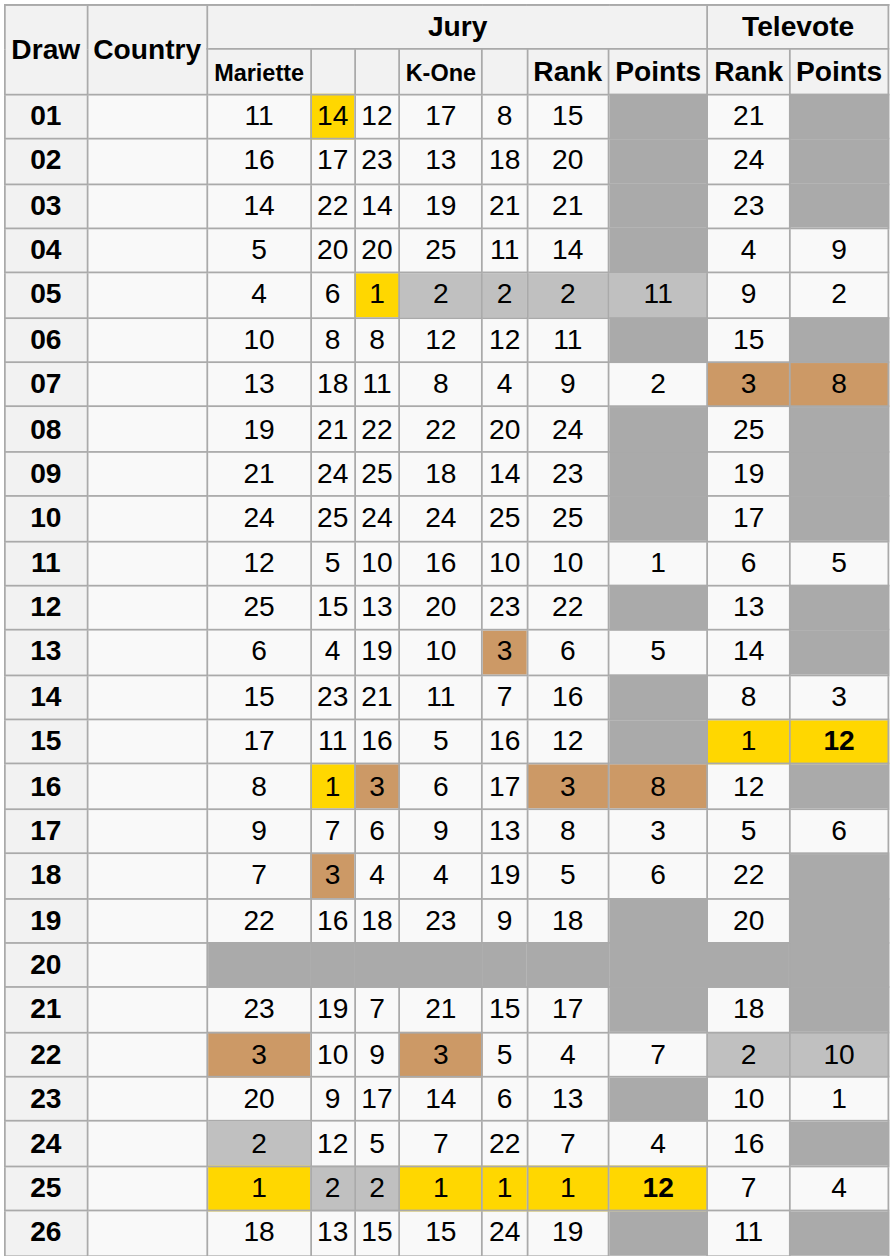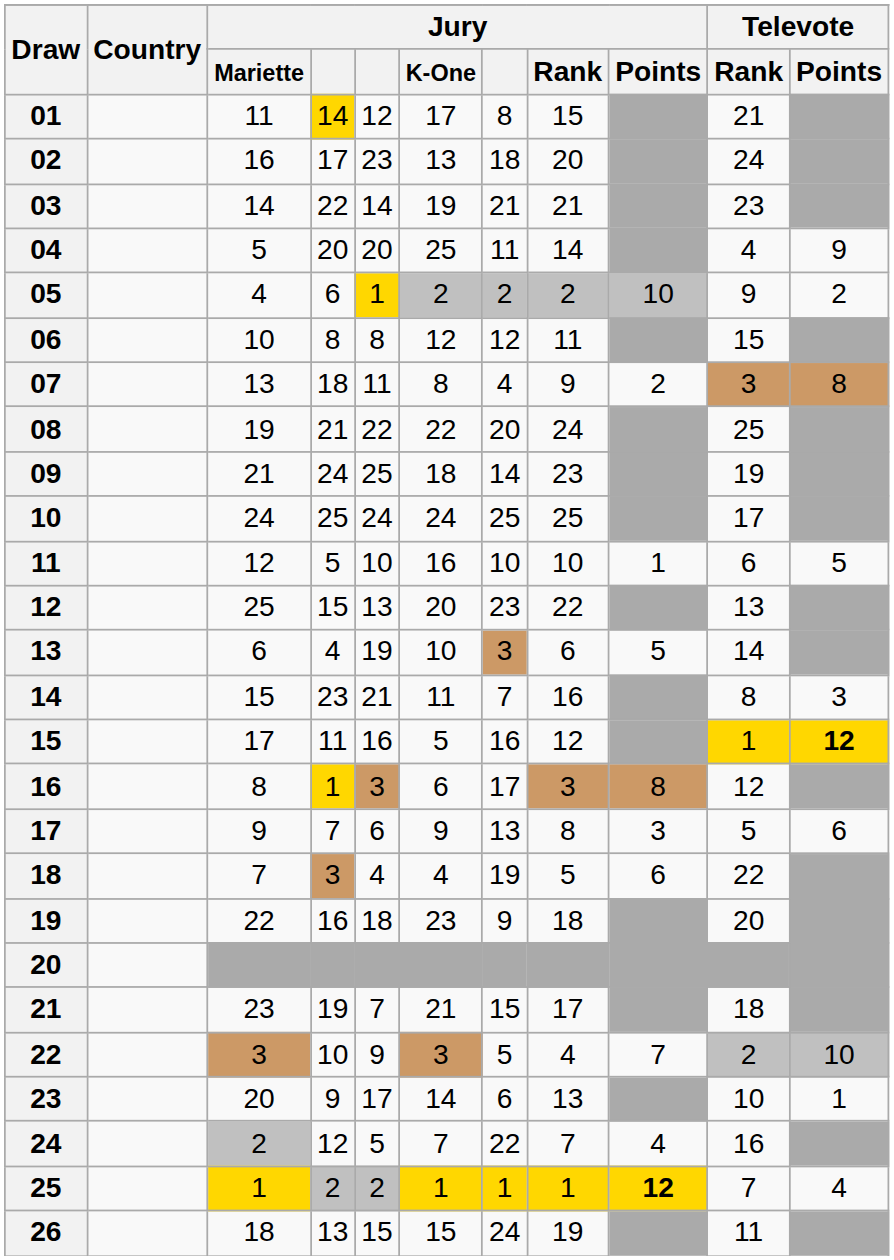(658, 294) 11 -> (658, 294) 10
